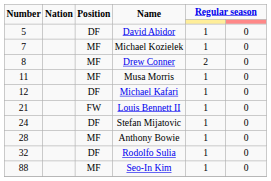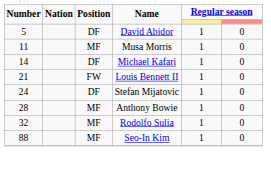- row: (149, 46)
- row: (149, 62)
(24, 92) 12 -> (24, 62) 14
(94, 153) DF -> (94, 123) MF
